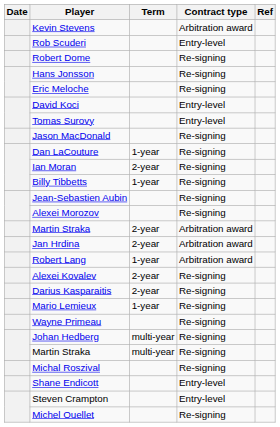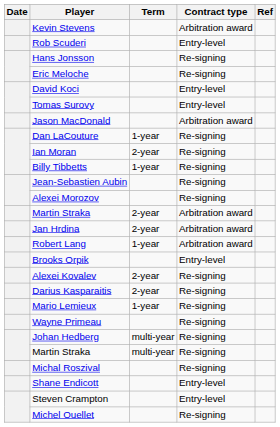- row: (61, 58)
(202, 136) Re-signing -> (216, 120) Arbitration award
+ row: (60, 259)
